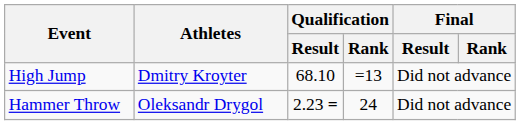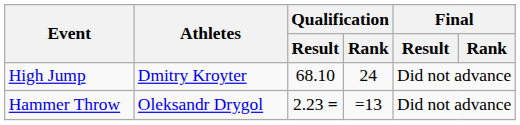(368, 76) =13 -> (368, 76) 24
(368, 105) 24 -> (368, 105) =13
